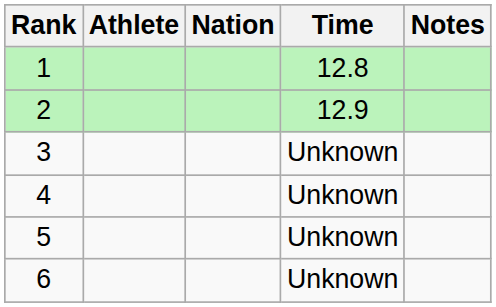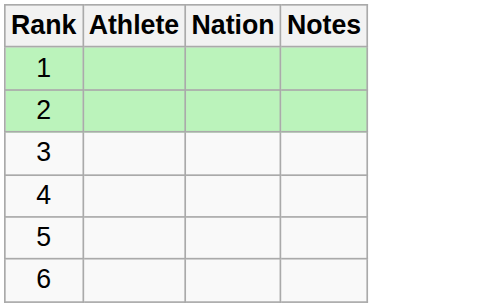- column: (343, 25)
